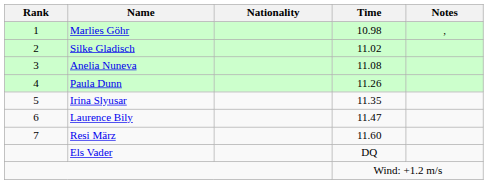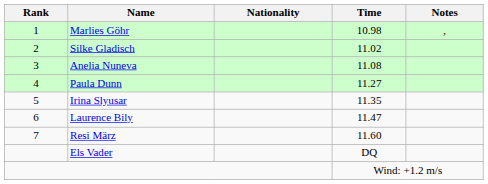(369, 83) 11.26 -> (369, 83) 11.27
